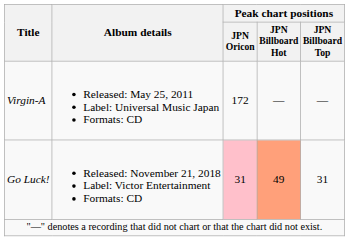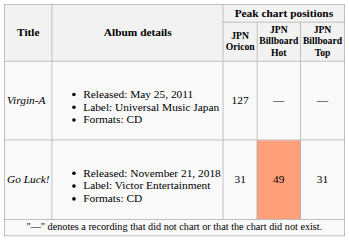(240, 100) 172 -> (240, 100) 127
(240, 179) pink background -> (240, 179) no background
